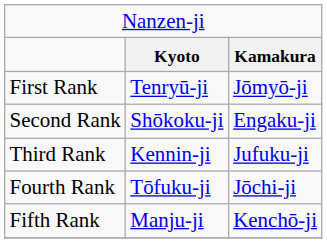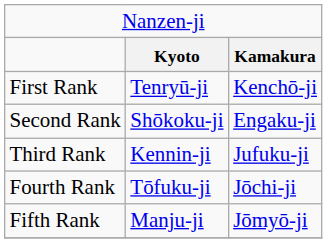(270, 87) Jōmyō-ji -> (275, 87) Kenchō-ji
(275, 220) Kenchō-ji -> (270, 220) Jōmyō-ji
